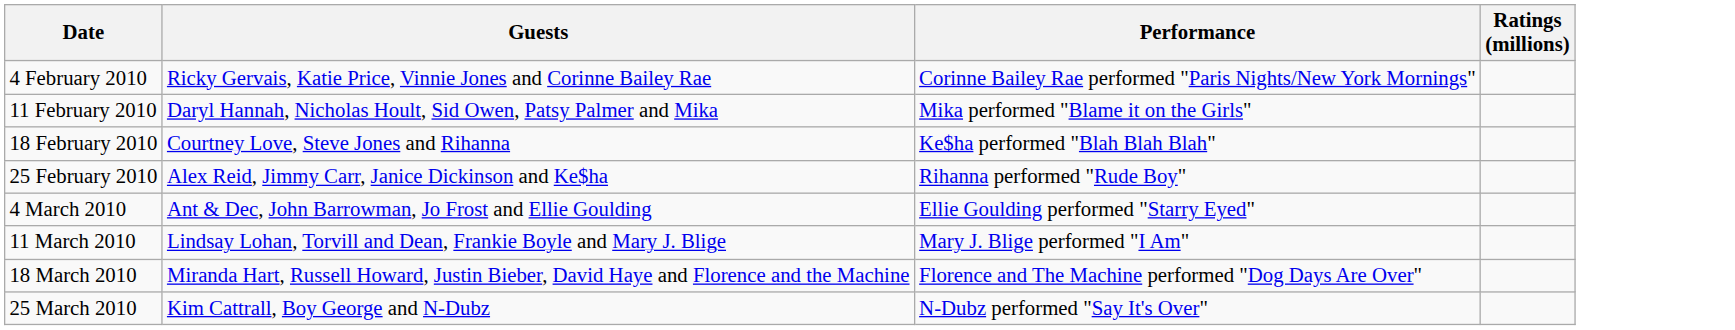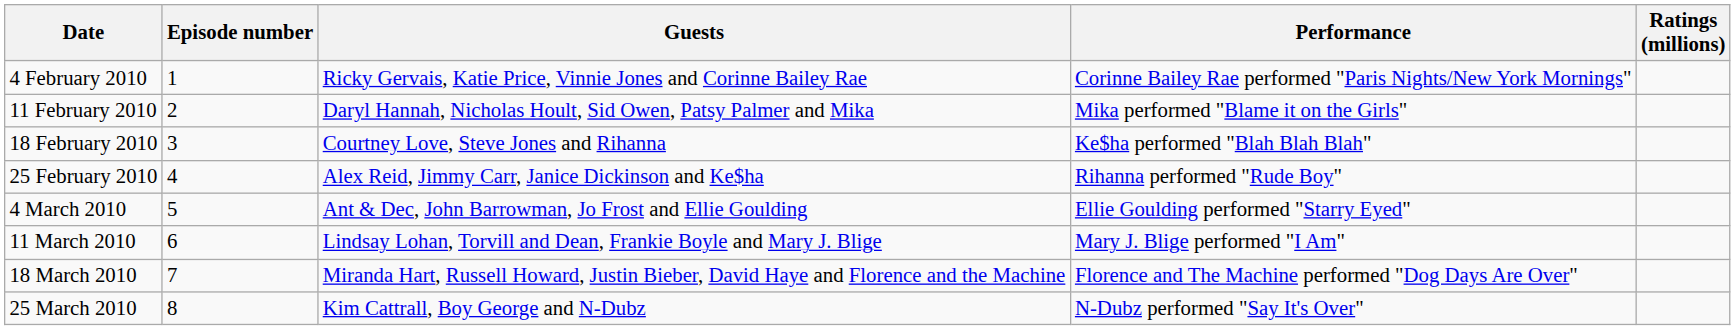+ column: (240, 32)
